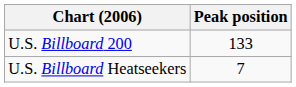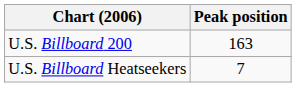(241, 43) 133 -> (241, 43) 163
